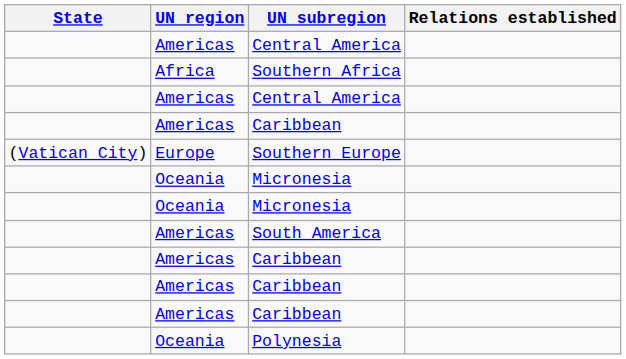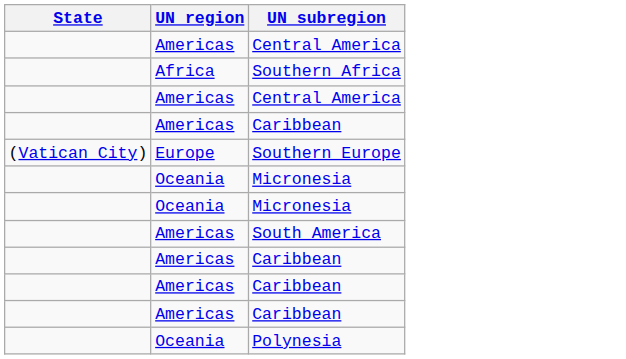- column: (513, 18)
